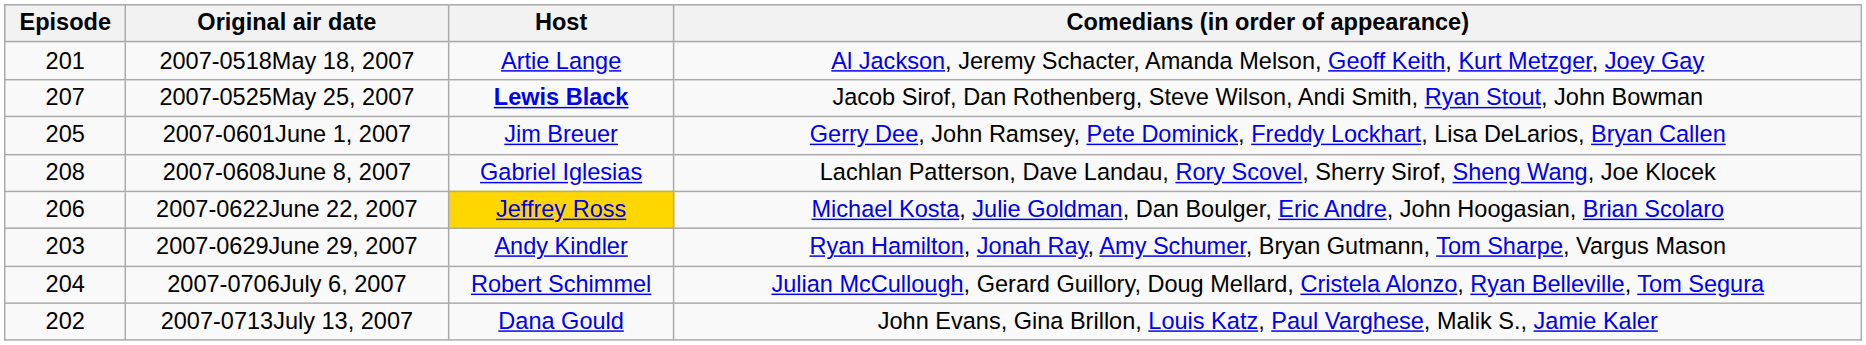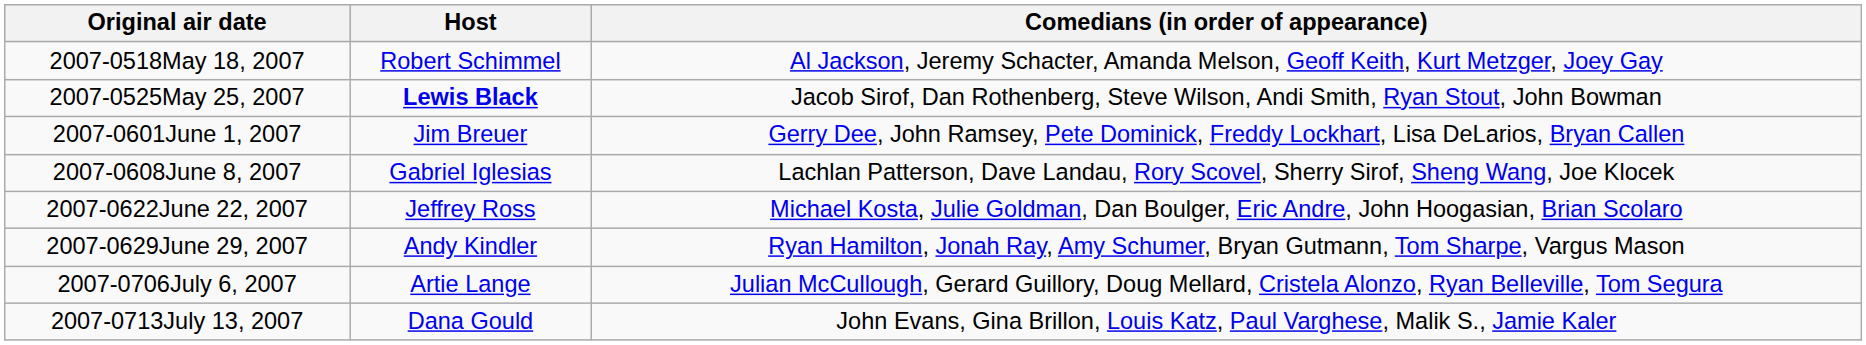- column: (65, 23)
(561, 60) Artie Lange -> (470, 60) Robert Schimmel
(561, 209) gold background -> (470, 209) no background
(561, 284) Robert Schimmel -> (470, 284) Artie Lange
